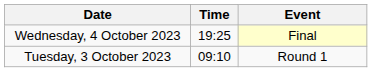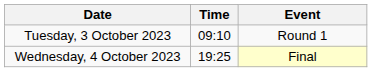rows swapped: (98, 56) <-> (98, 35)
